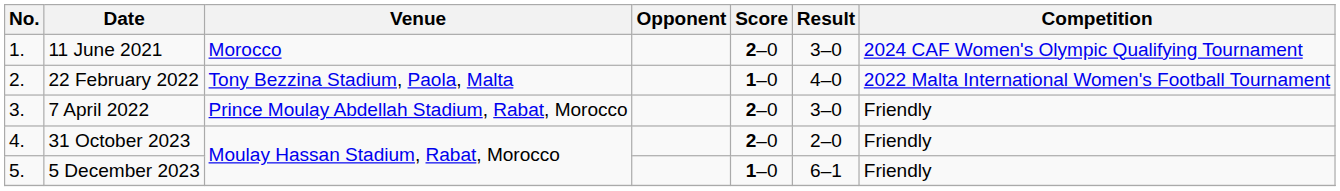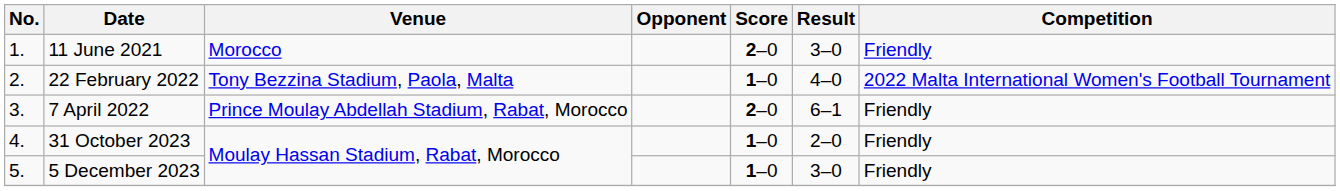(1083, 49) 2024 CAF Women's Olympic Qualifying Tournament -> (898, 49) Friendly
(826, 110) 3–0 -> (826, 110) 6–1
(762, 140) 2–0 -> (762, 140) 1–0
(826, 170) 6–1 -> (826, 170) 3–0
